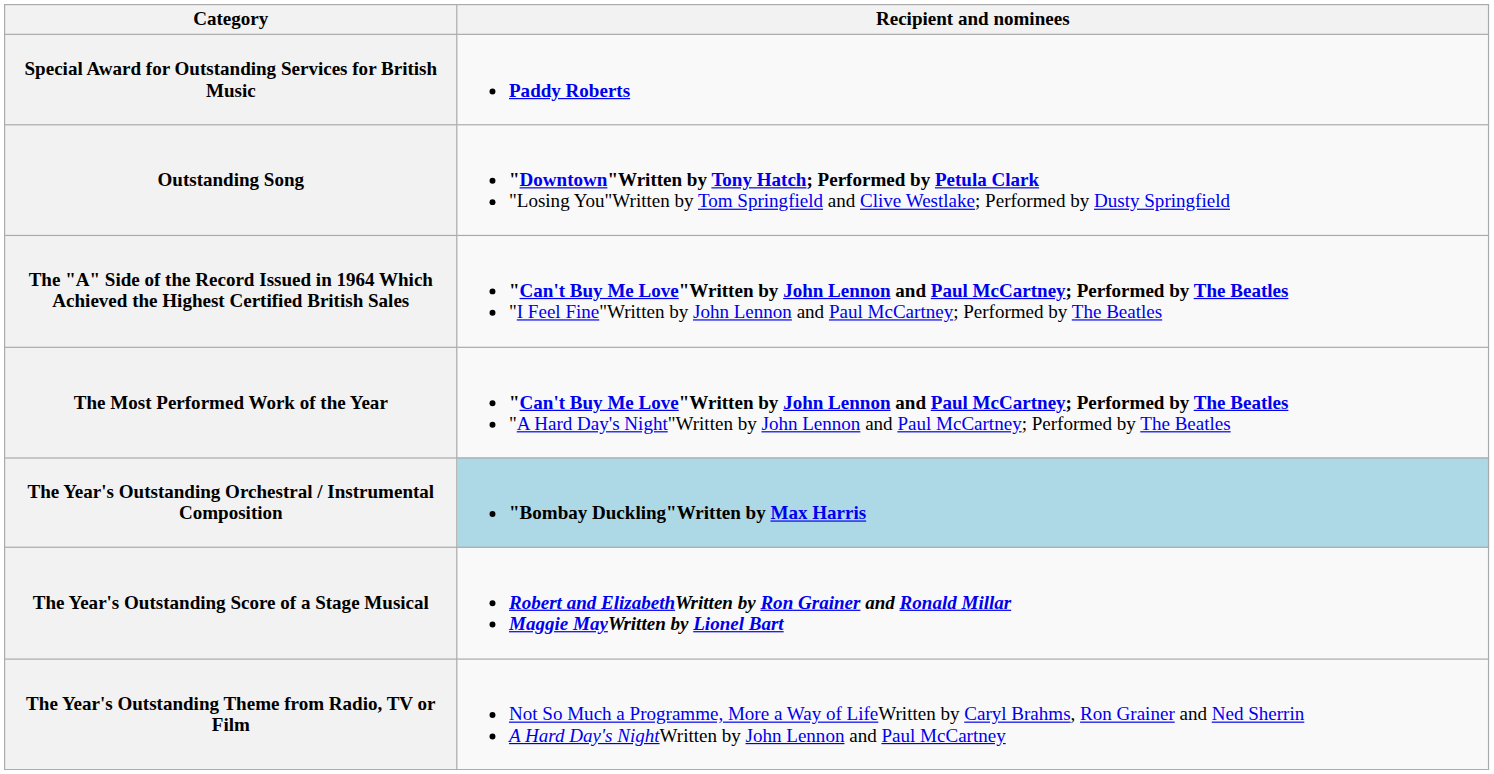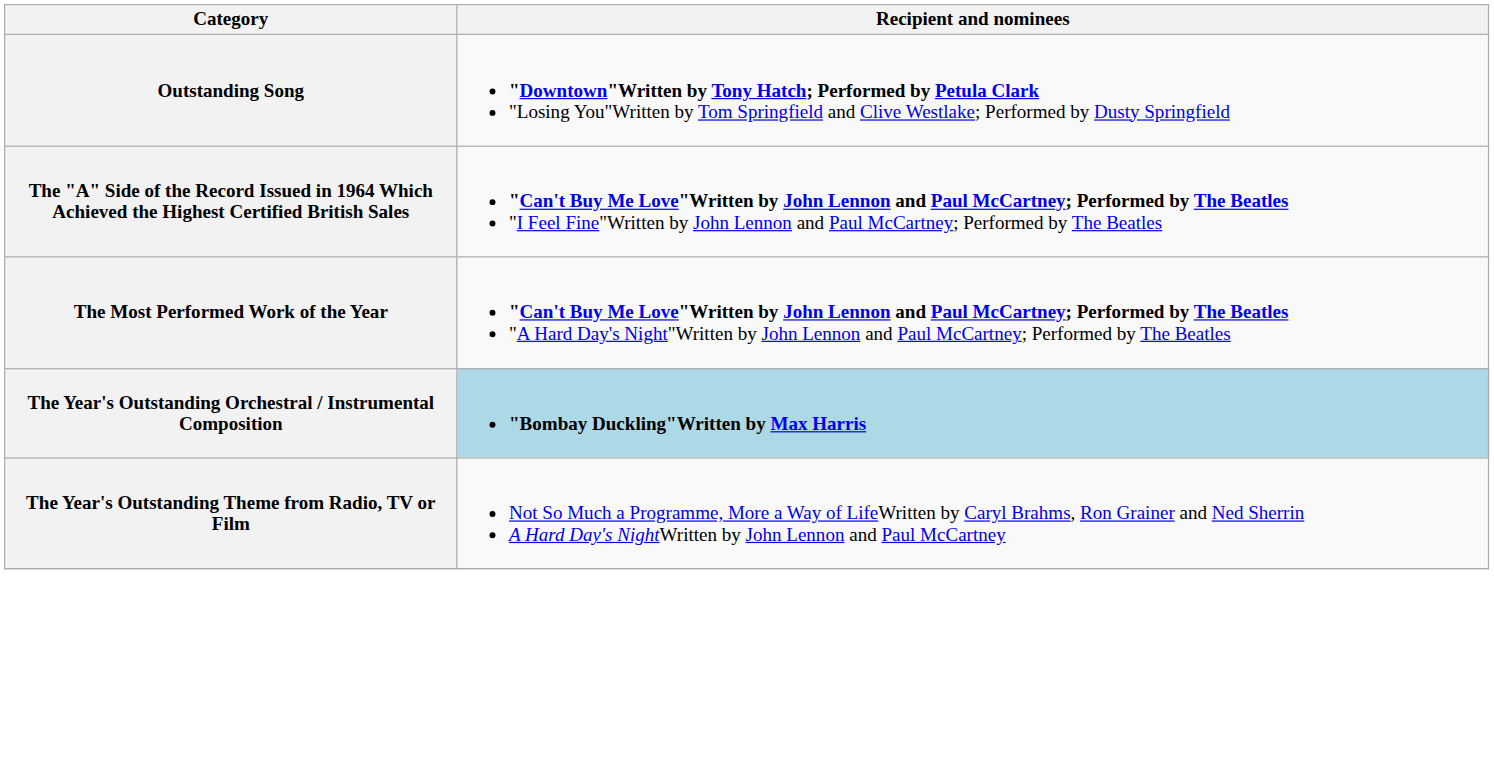- row: (231, 79)
- row: (231, 602)
